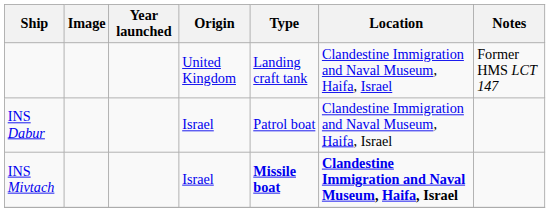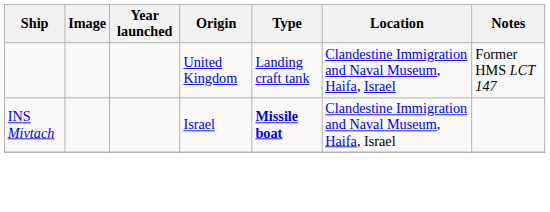- row: (26, 125)
(394, 179) bold -> (396, 125) normal
